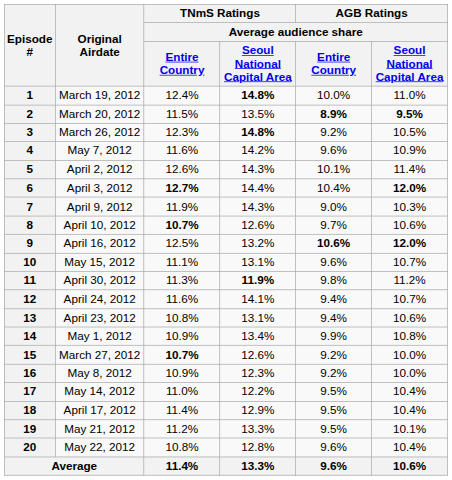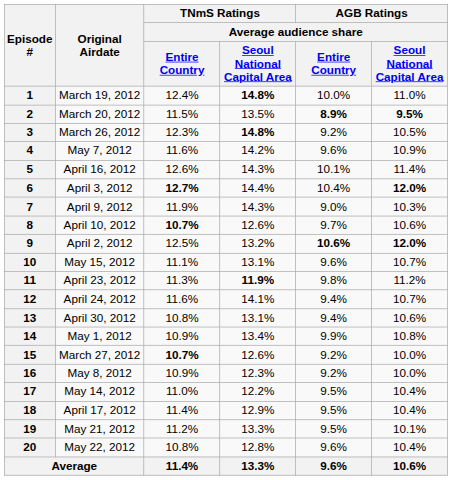(100, 169) April 2, 2012 -> (100, 169) April 16, 2012
(100, 243) April 16, 2012 -> (100, 243) April 2, 2012
(100, 280) April 30, 2012 -> (100, 280) April 23, 2012
(100, 317) April 23, 2012 -> (100, 317) April 30, 2012
